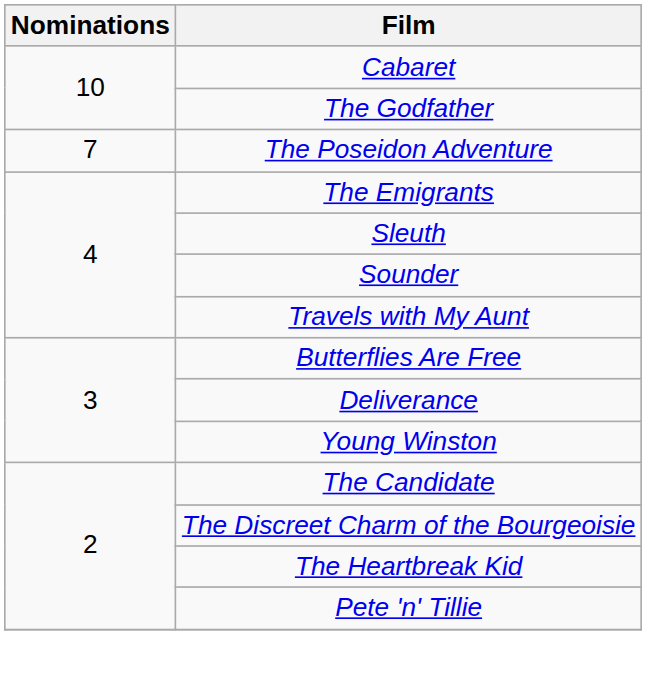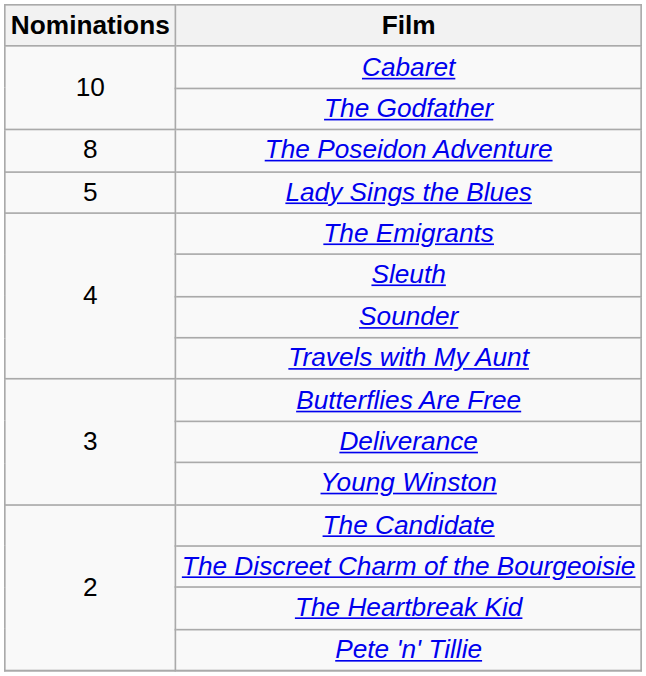(90, 150) 7 -> (90, 150) 8
+ row: (409, 191)
